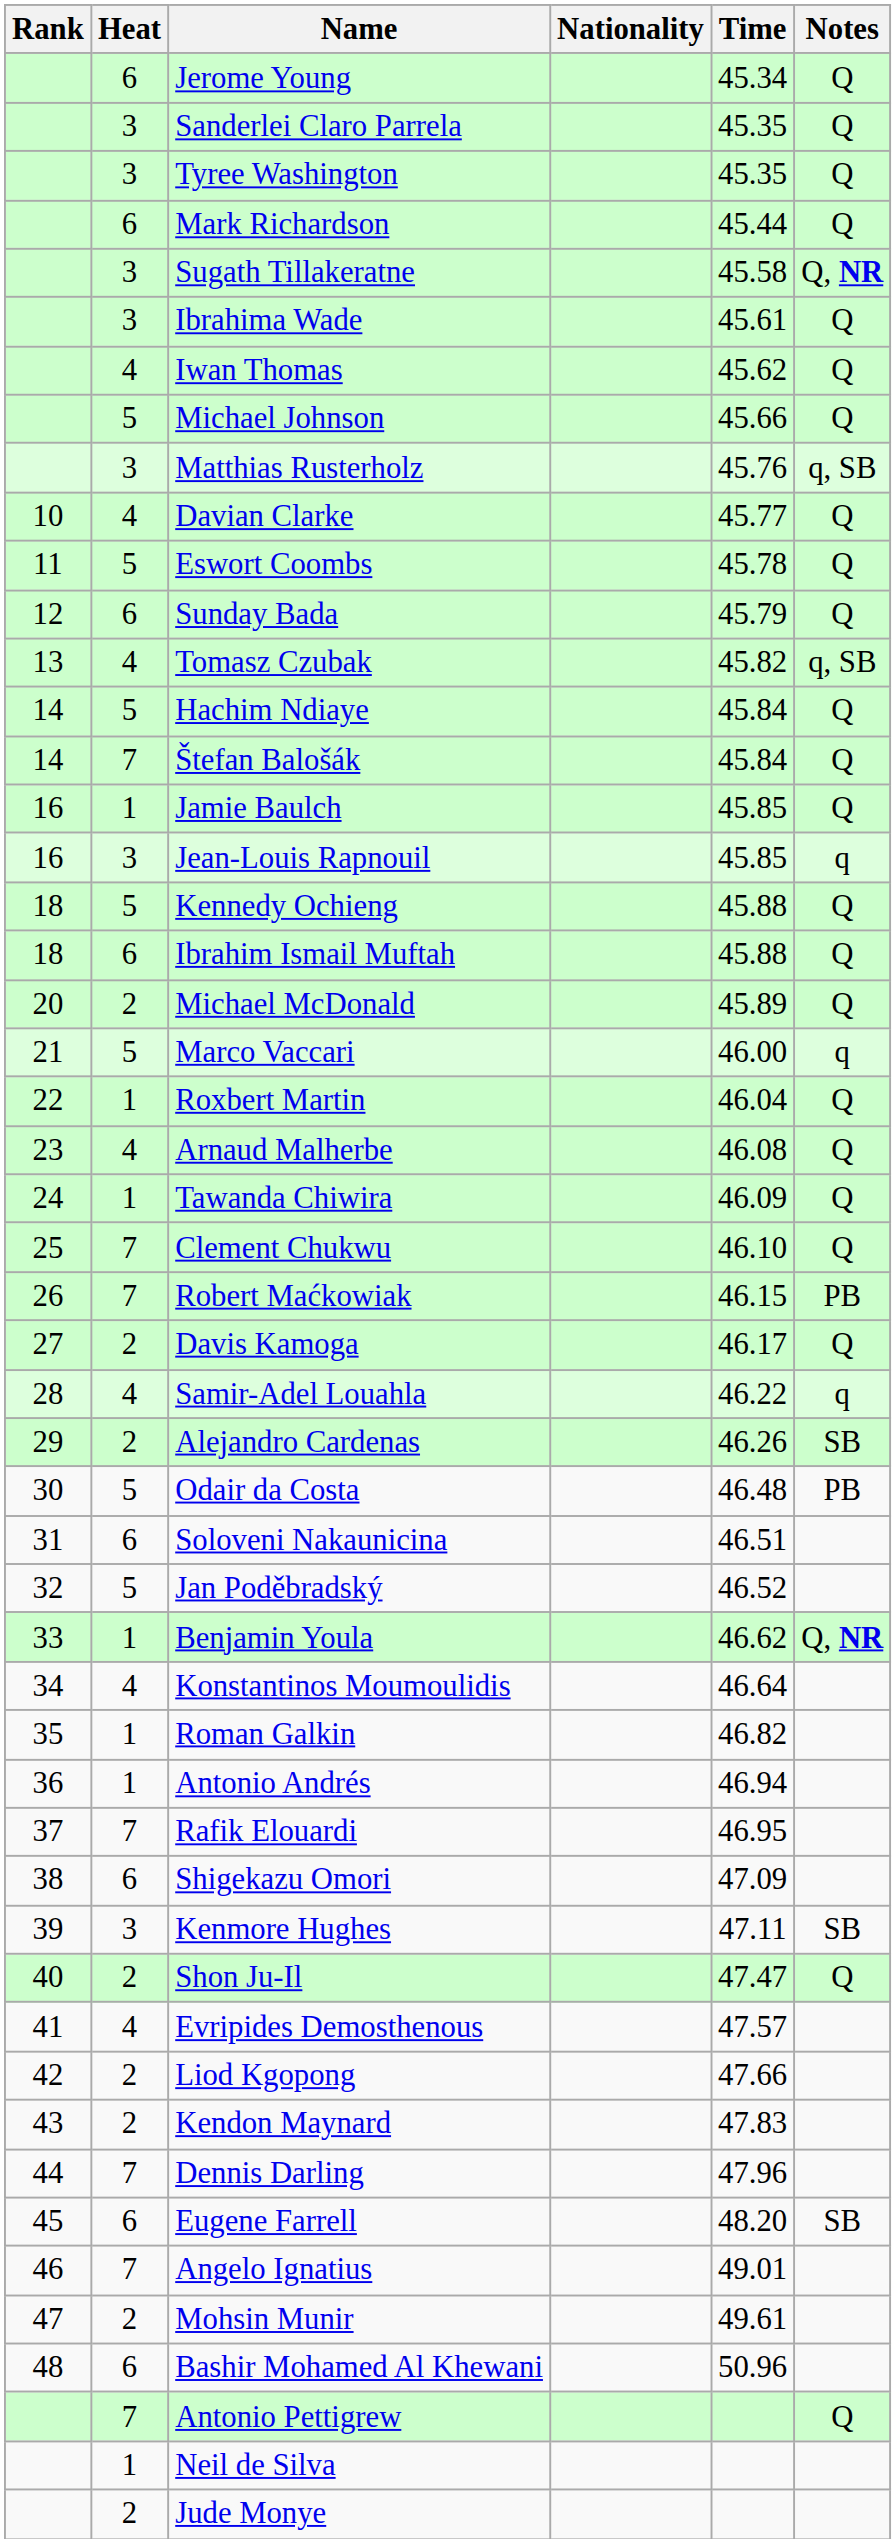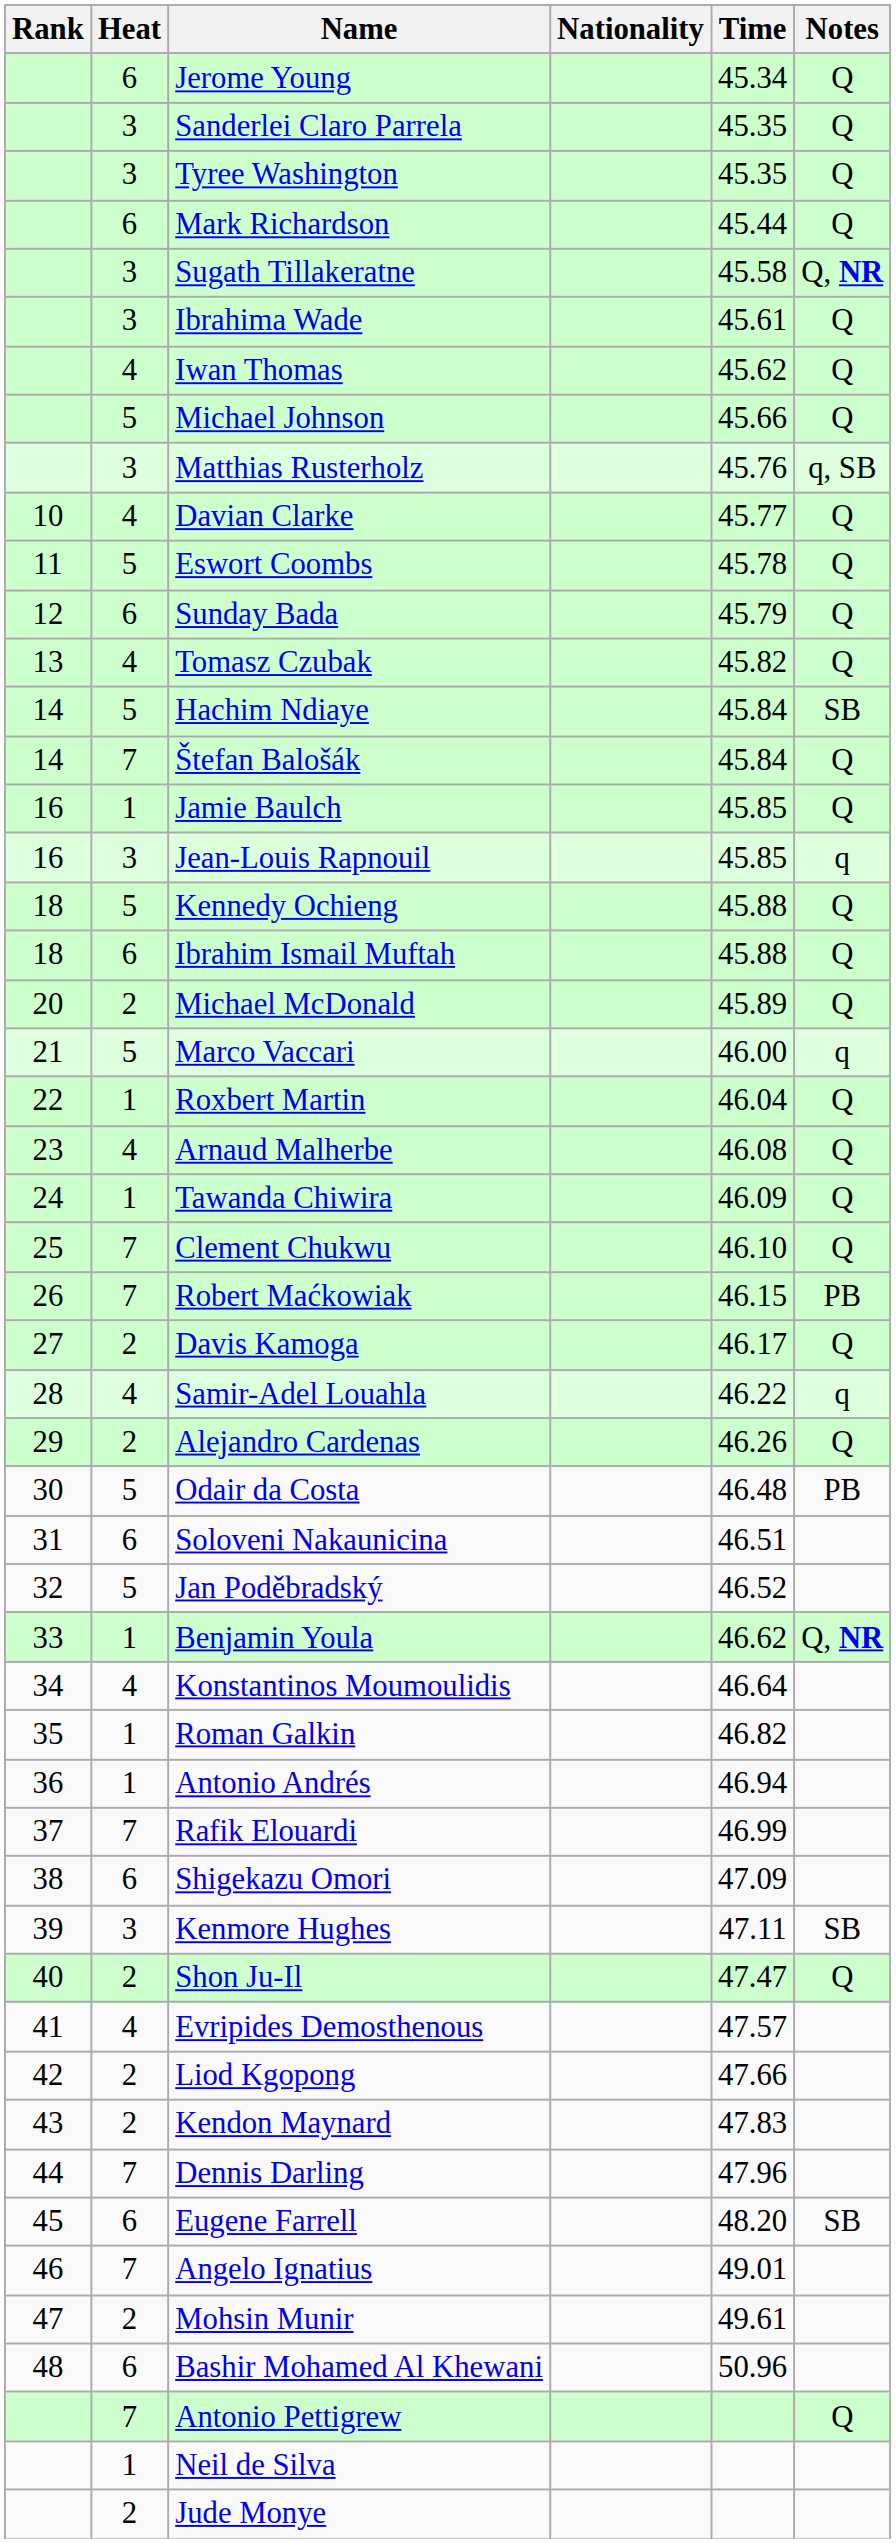(842, 662) q, SB -> (842, 662) Q
(842, 710) Q -> (842, 710) SB
(842, 1441) SB -> (842, 1441) Q
(753, 1831) 46.95 -> (753, 1831) 46.99
